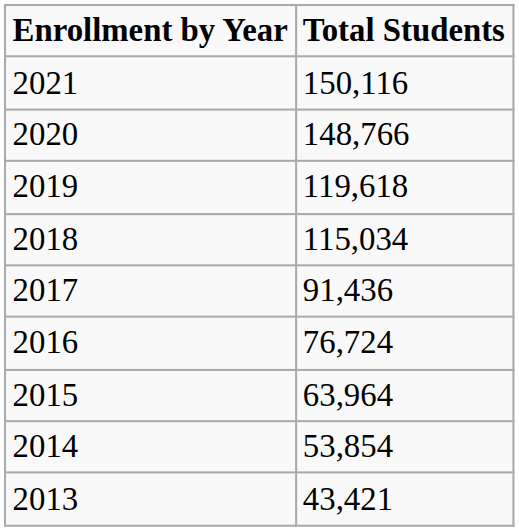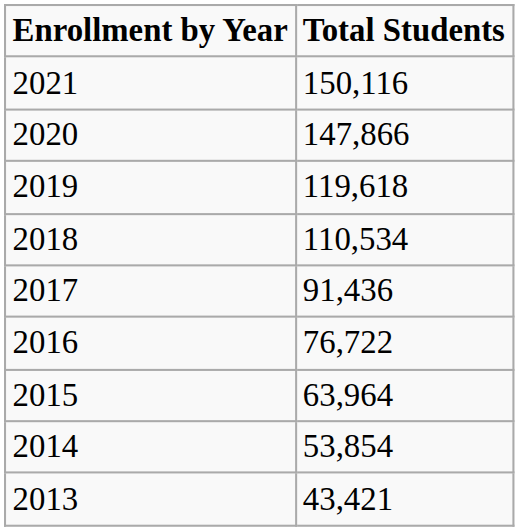(356, 134) 148,766 -> (356, 134) 147,866
(356, 238) 115,034 -> (356, 238) 110,534
(348, 342) 76,724 -> (348, 342) 76,722
